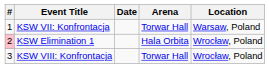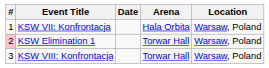(165, 27) Torwar Hall -> (166, 27) Hala Orbita
(165, 42) Hala Orbita -> (166, 42) Torwar Hall
(228, 42) Wrocław, Poland -> (228, 42) Warsaw, Poland
(228, 56) Wrocław, Poland -> (228, 56) Warsaw, Poland
